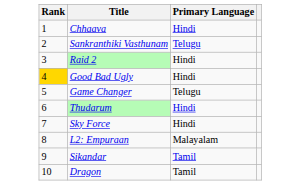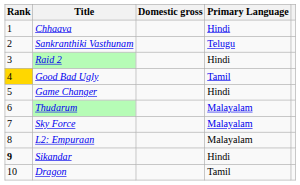+ column: (170, 12)
(184, 76) Hindi -> (219, 76) Tamil
(187, 92) Telugu -> (219, 92) Hindi
(184, 108) Hindi -> (230, 108) Malayalam
(184, 124) Hindi -> (230, 124) Malayalam
(44, 156) normal -> (9, 156) bold
(184, 156) Tamil -> (219, 156) Hindi
